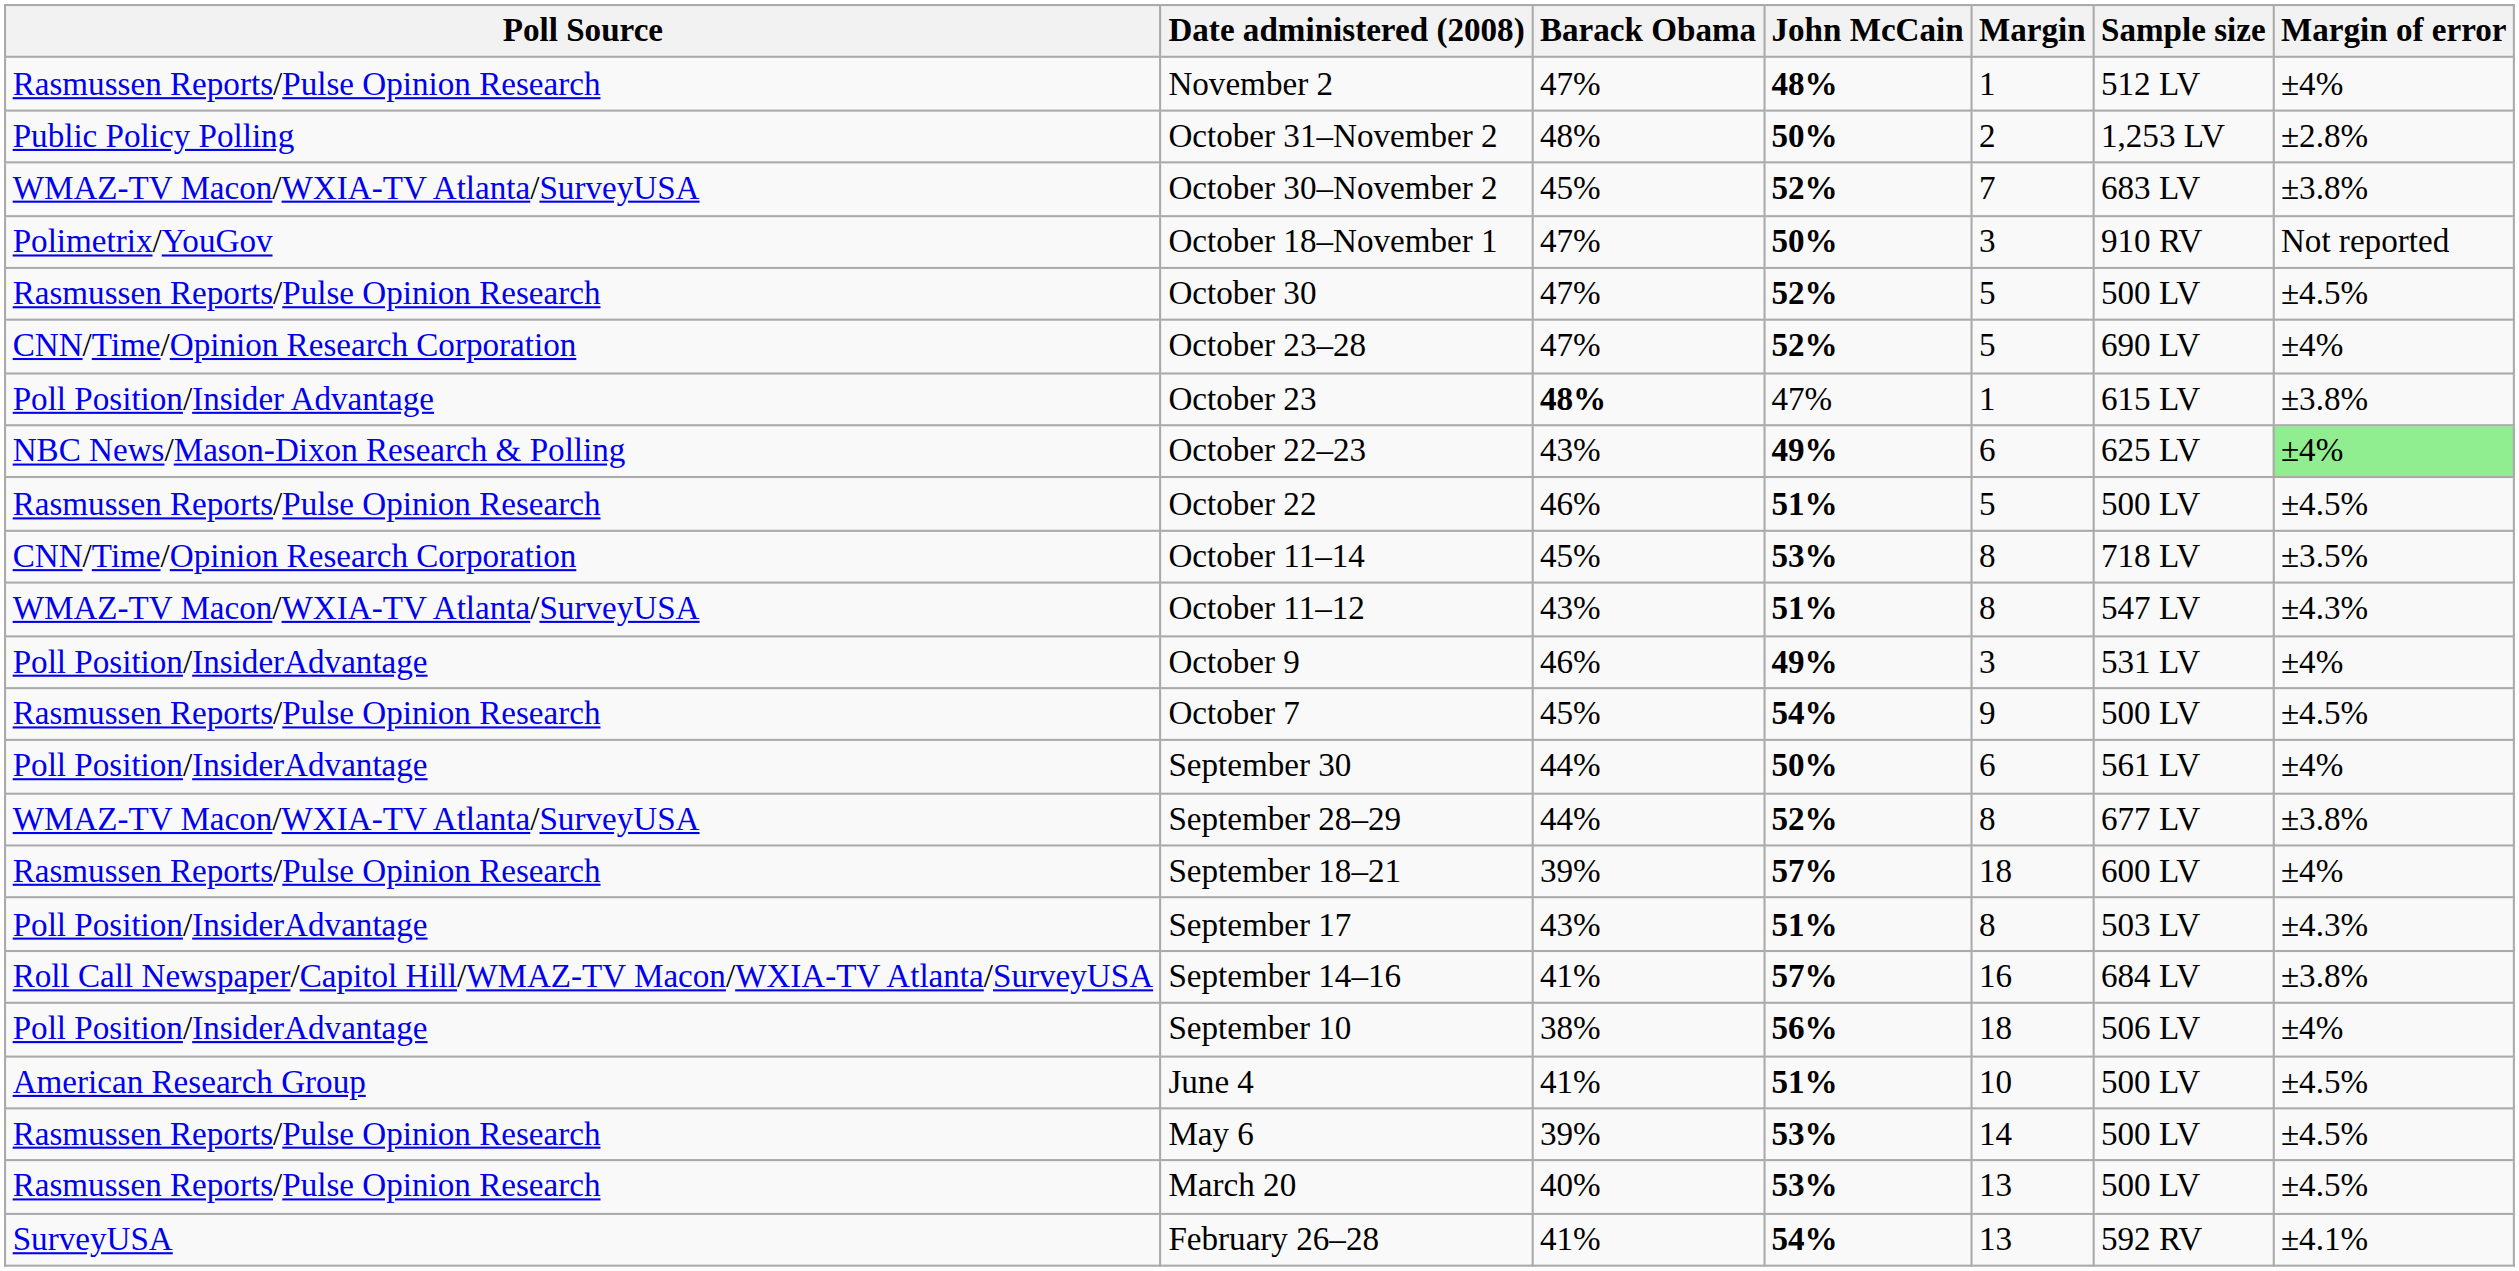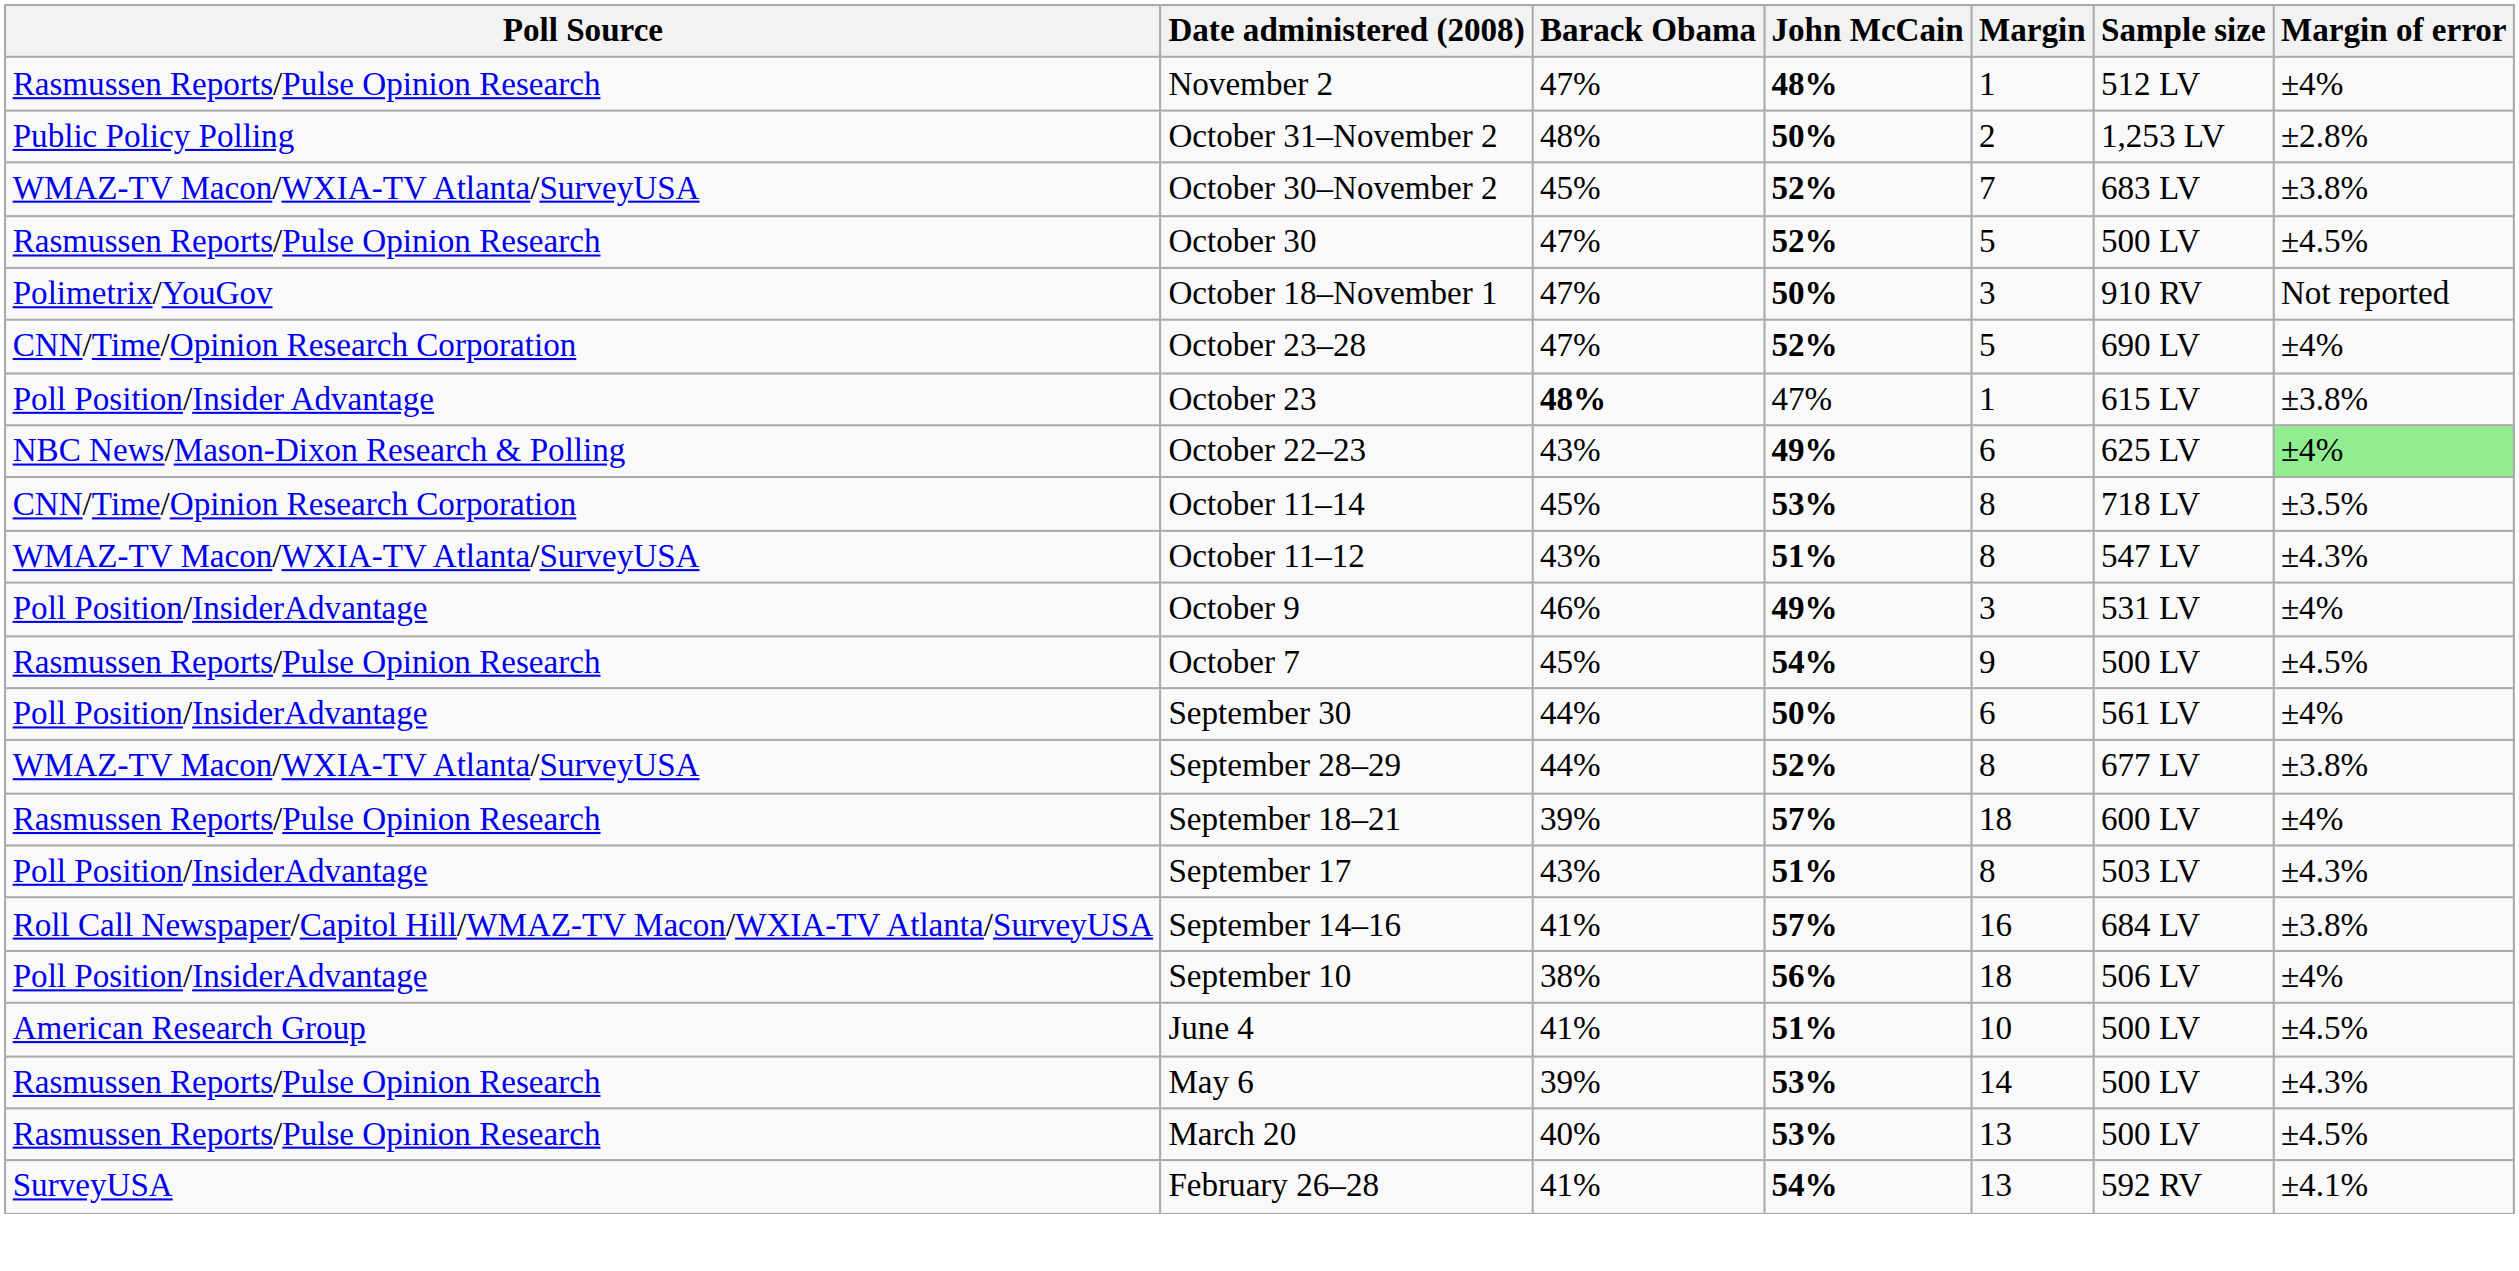rows swapped: (1333, 240) <-> (1242, 293)
- row: (1242, 503)
(2324, 1133) ±4.5% -> (2324, 1081) ±4.3%
